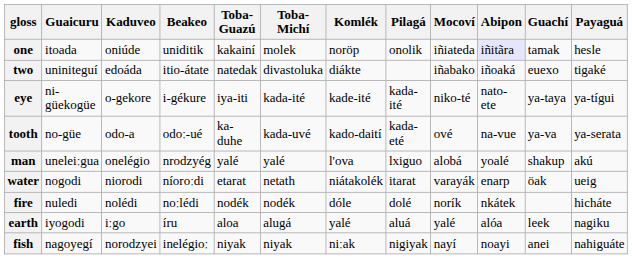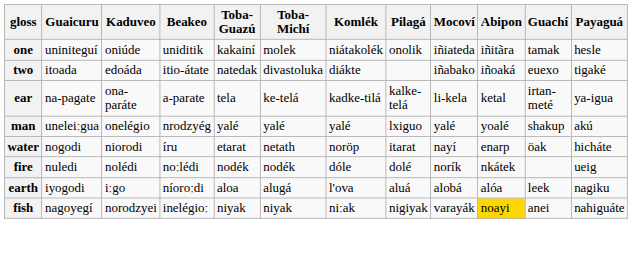(61, 49) itoada -> (71, 49) uniniteguí
(344, 49) noröp -> (356, 49) niátakolék
(497, 49) lavender background -> (497, 49) no background
(71, 70) uniniteguí -> (61, 70) itoada
- row: (23, 98)
+ row: (23, 98)
- row: (23, 133)
(341, 161) l'ova -> (340, 126) yalé
(448, 161) alobá -> (445, 126) yalé
(183, 181) níoroːdi -> (170, 146) íru
(356, 181) niátakolék -> (344, 146) noröp
(454, 181) varayák -> (445, 146) nayí
(585, 181) ueig -> (593, 146) hicháte
(593, 202) hicháte -> (585, 167) ueig
(170, 222) íru -> (183, 187) níoroːdi
(340, 222) yalé -> (341, 187) l'ova
(445, 222) yalé -> (448, 187) alobá
(445, 243) nayí -> (454, 208) varayák
(495, 243) no background -> (495, 208) gold background
